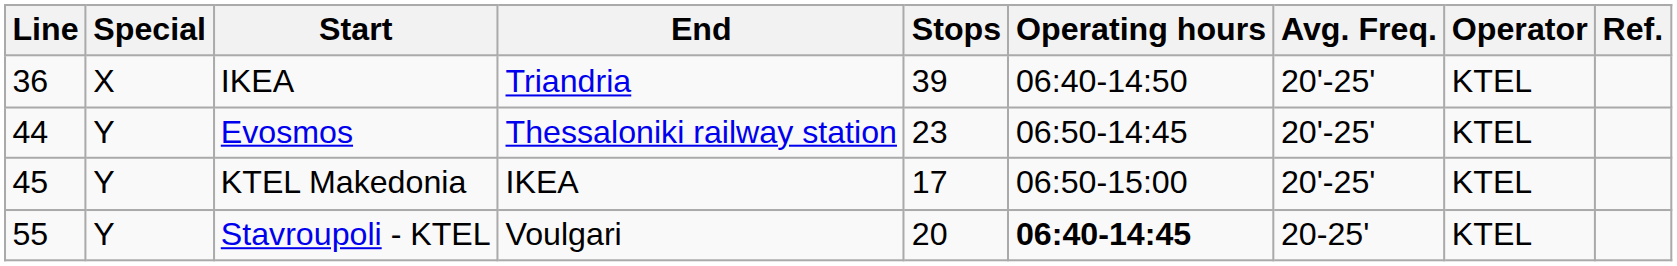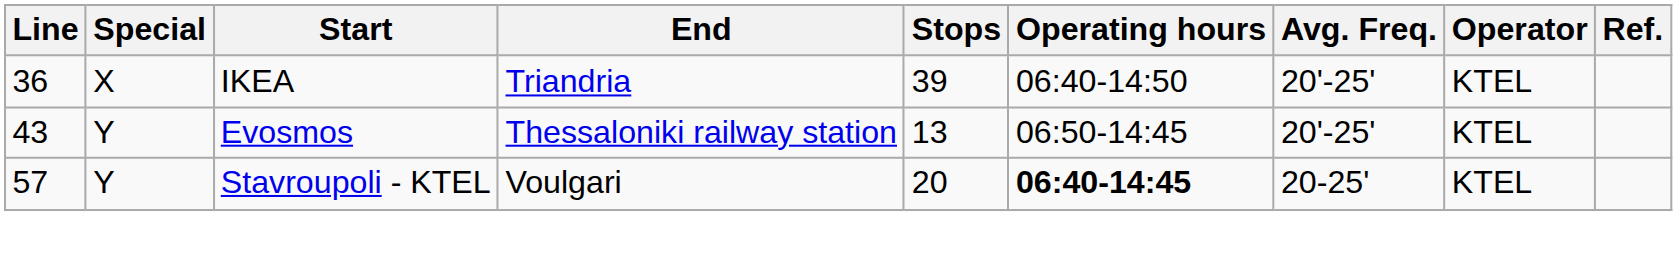(30, 132) 44 -> (30, 132) 43
(930, 132) 23 -> (930, 132) 13
- row: (344, 183)
(30, 234) 55 -> (30, 183) 57
